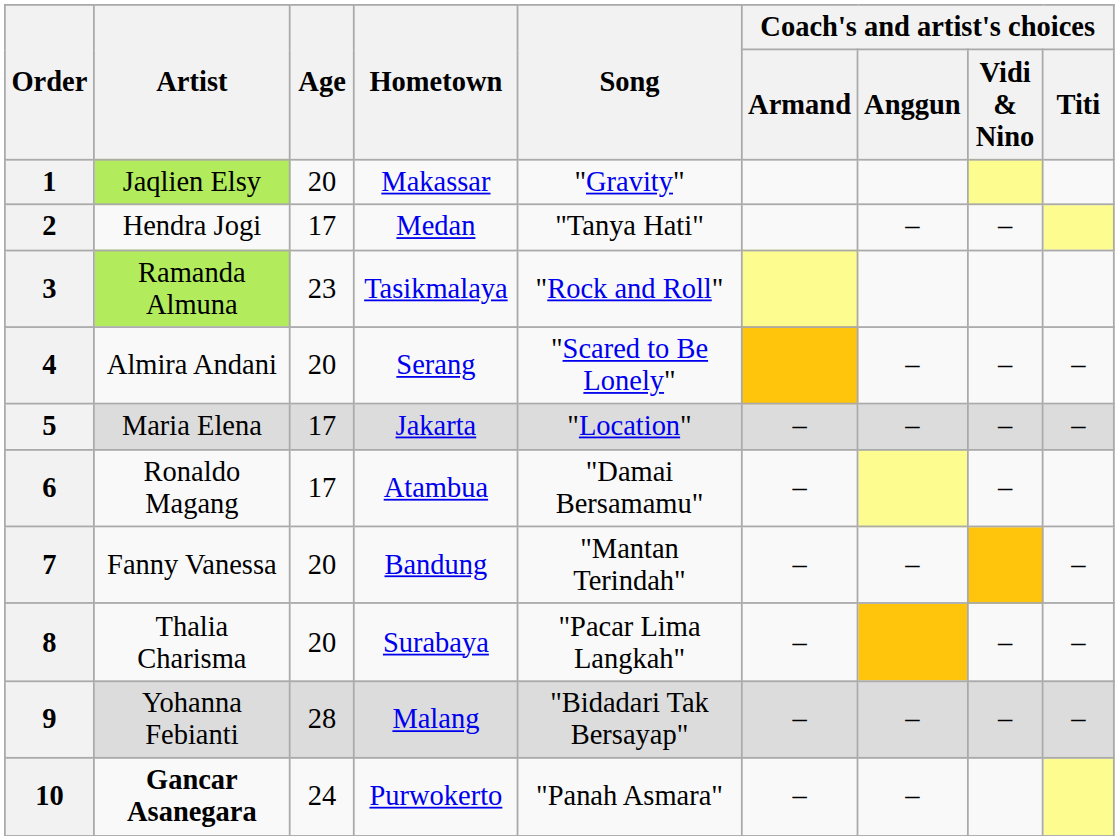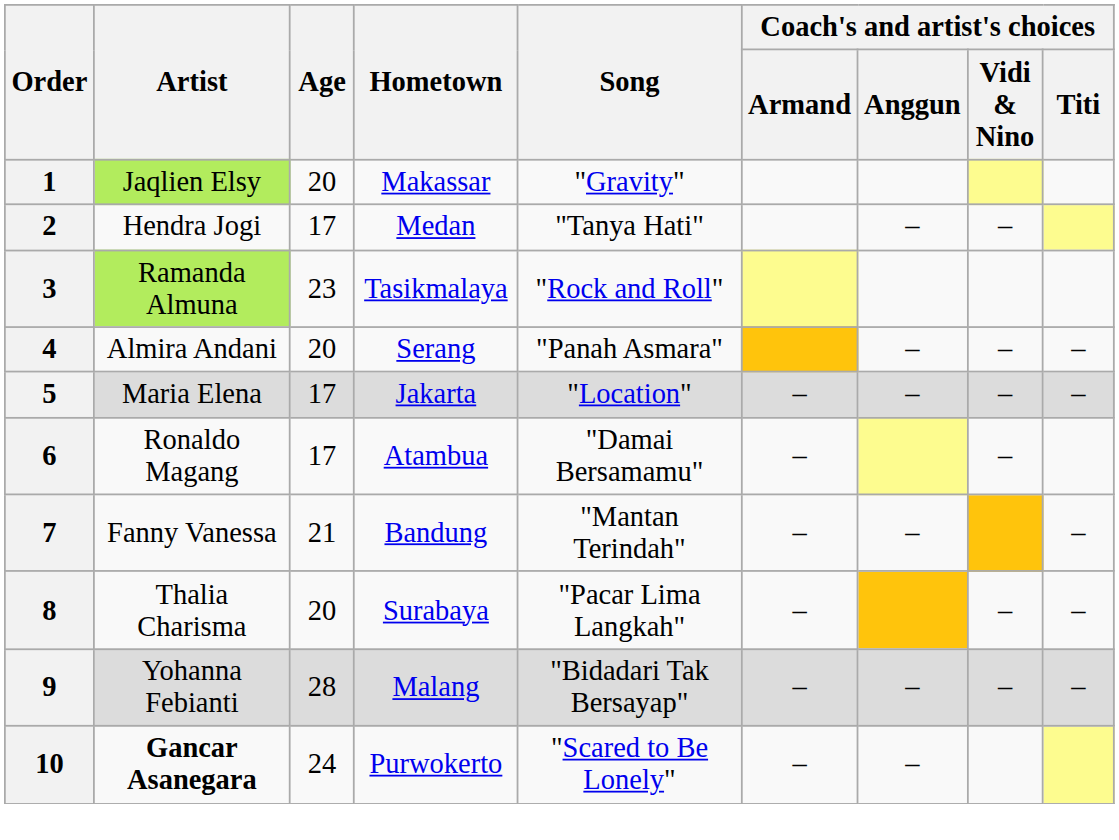(630, 365) "Scared to Be Lonely" -> (630, 349) "Panah Asmara"
(322, 564) 20 -> (322, 532) 21
(630, 796) "Panah Asmara" -> (630, 764) "Scared to Be Lonely"
